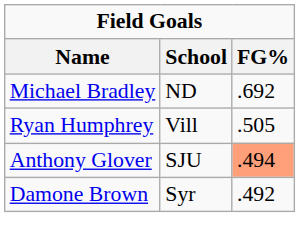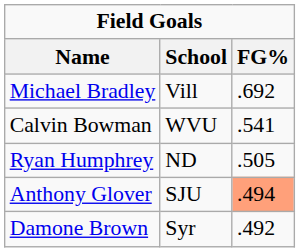(181, 90) ND -> (182, 90) Vill
+ row: (81, 125)
(182, 125) Vill -> (181, 159) ND
